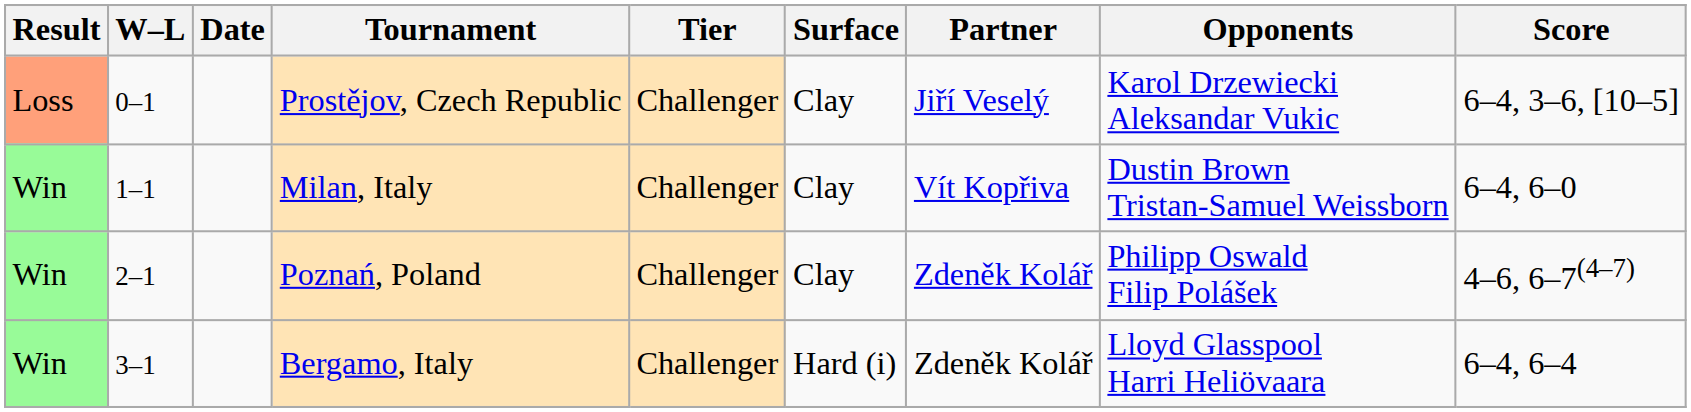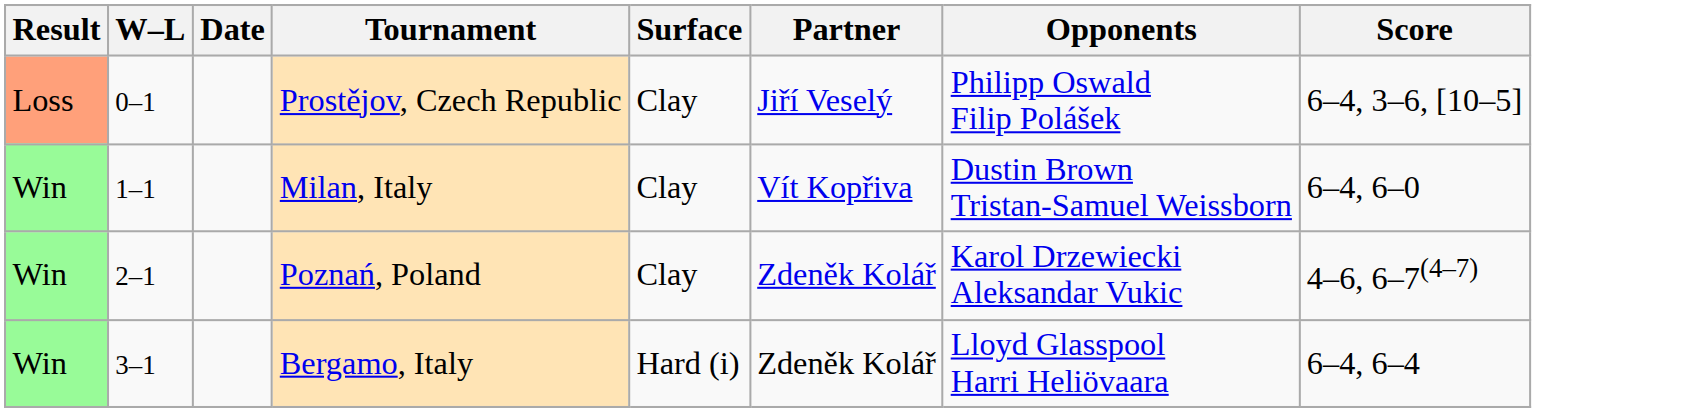- column: (707, 30)
(1223, 99) Karol Drzewiecki Aleksandar Vukic -> (1051, 99) Philipp Oswald Filip Polášek
(1208, 274) Philipp Oswald Filip Polášek -> (1067, 274) Karol Drzewiecki Aleksandar Vukic
